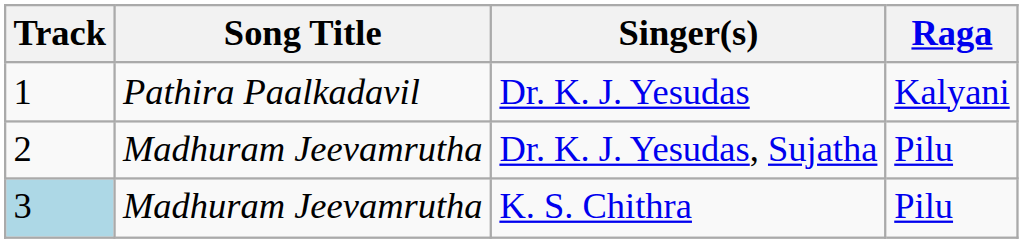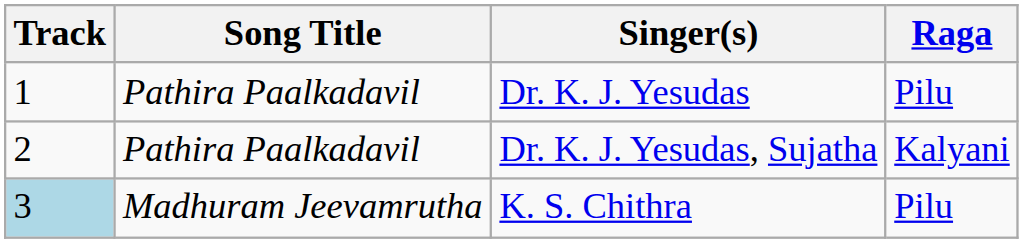(952, 91) Kalyani -> (924, 91) Pilu
(303, 149) Madhuram Jeevamrutha -> (271, 149) Pathira Paalkadavil
(924, 149) Pilu -> (952, 149) Kalyani
